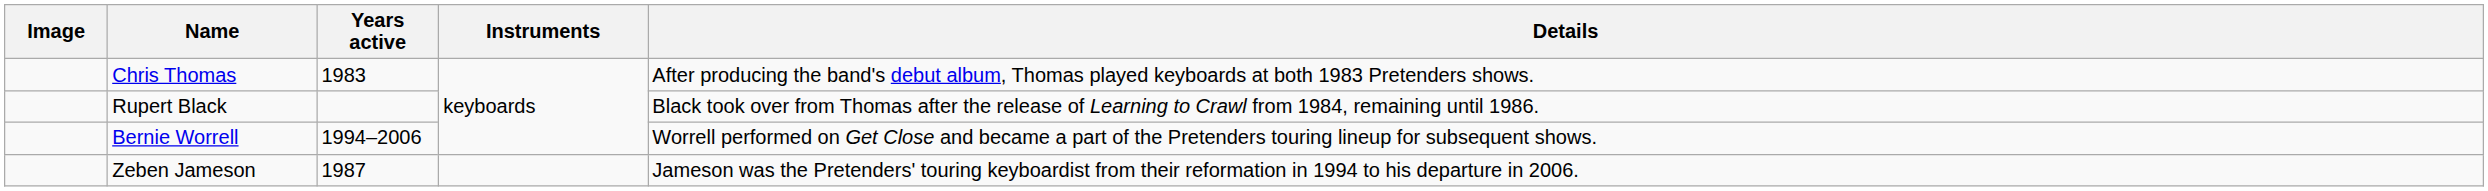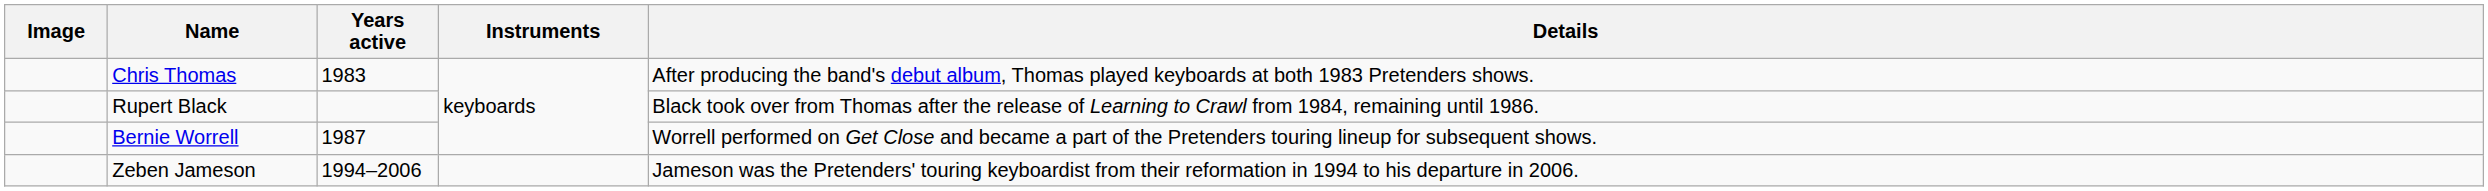(371, 138) 1994–2006 -> (344, 138) 1987
(344, 169) 1987 -> (371, 169) 1994–2006
